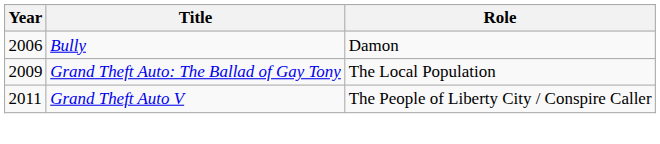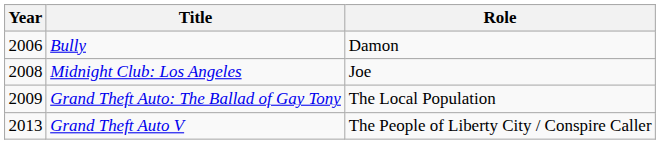+ row: (146, 71)
(25, 98) 2011 -> (25, 125) 2013
